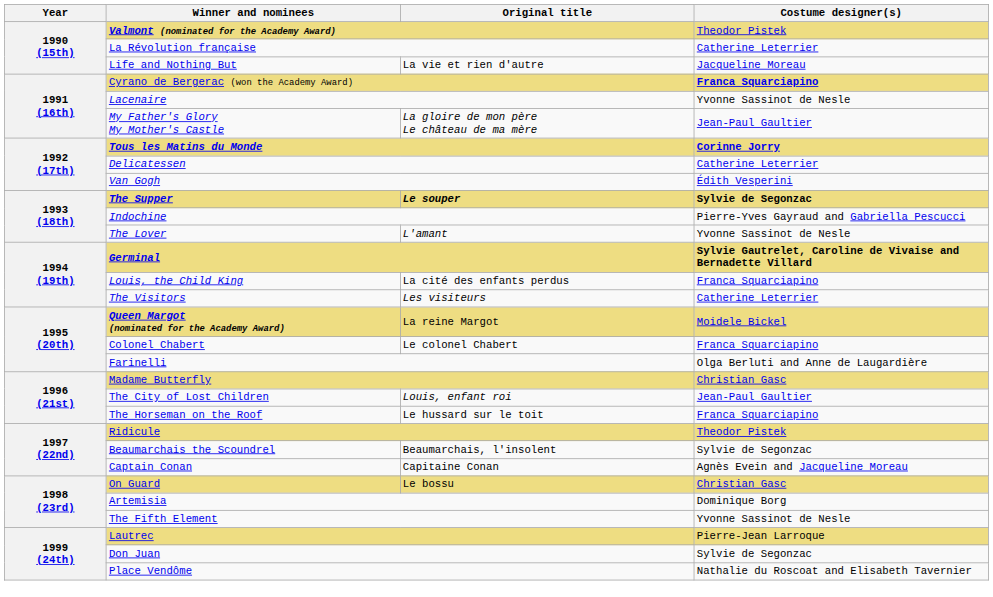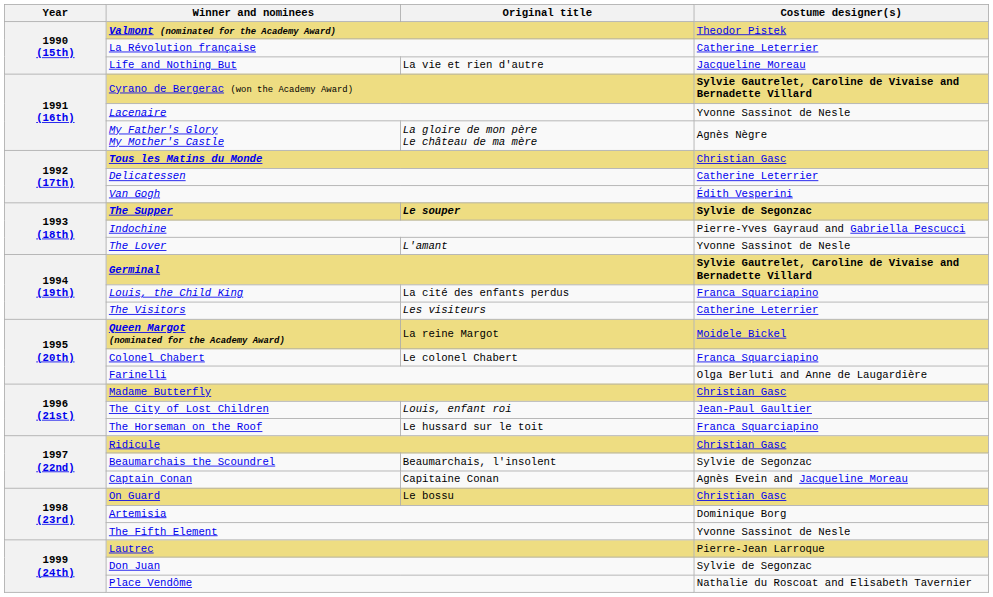(758, 83) Franca Squarciapino -> (828, 89) Sylvie Gautrelet, Caroline de Vivaise and Bernadette Villard
(754, 123) Jean-Paul Gaultier -> (732, 136) Agnès Nègre
(738, 147) Corinne Jorry -> (742, 159) Christian Gasc
(742, 432) Theodor Pistek -> (742, 445) Christian Gasc
